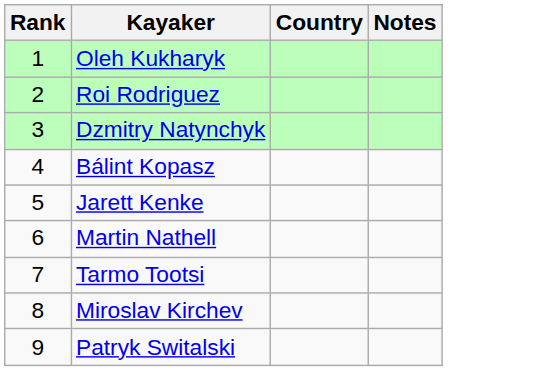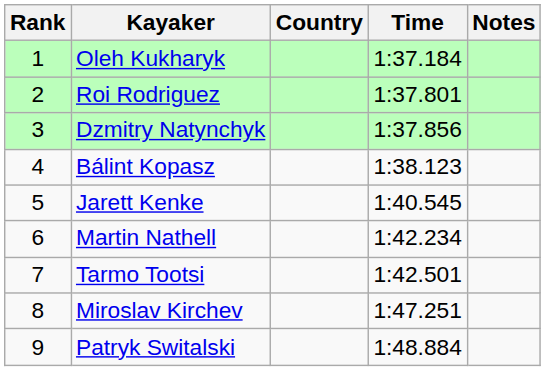+ column: (418, 22)
